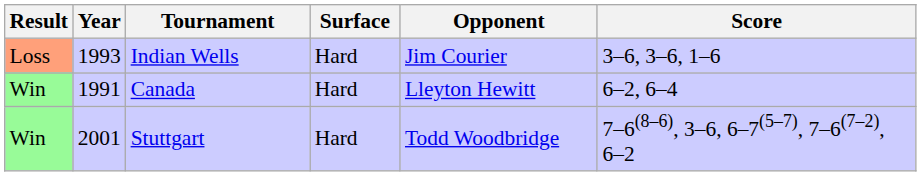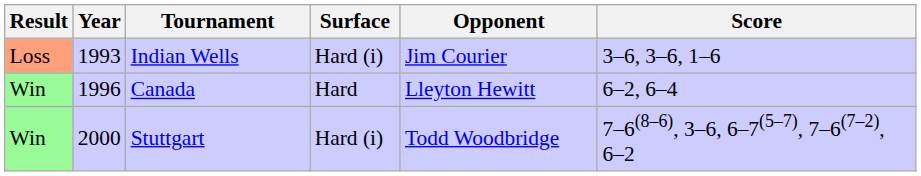(336, 55) Hard -> (349, 55) Hard (i)
(99, 89) 1991 -> (99, 89) 1996
(99, 138) 2001 -> (99, 138) 2000
(336, 138) Hard -> (349, 138) Hard (i)
